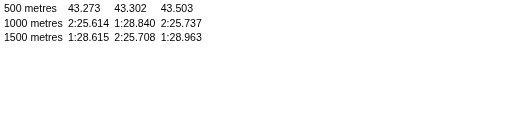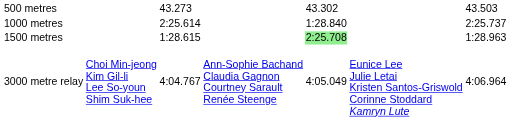(135, 38) no background -> (326, 38) lightgreen background
+ row: (44, 82)
